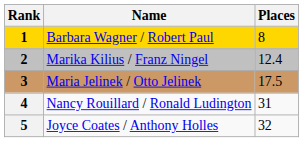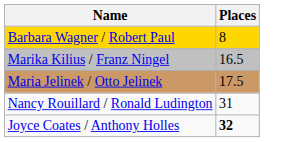- column: (24, 15)
(270, 59) 12.4 -> (231, 59) 16.5
(265, 125) normal -> (226, 125) bold
